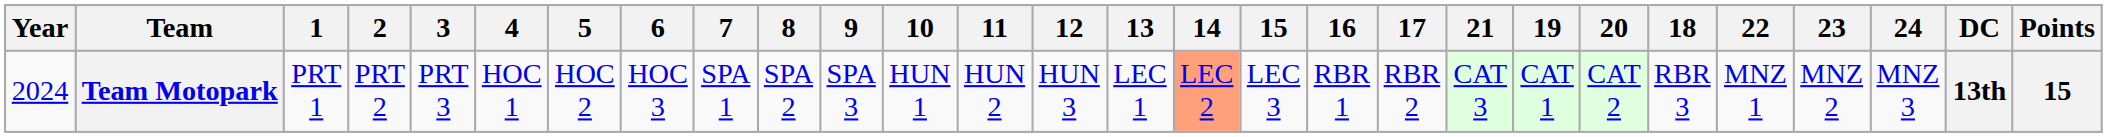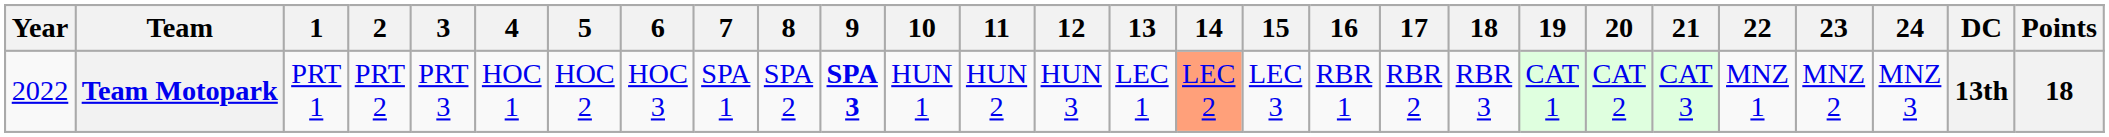columns swapped: (1682, 27) <-> (1480, 27)
(40, 90) 2024 -> (40, 90) 2022
(851, 90) normal -> (852, 90) bold
(2057, 90) 15 -> (2059, 90) 18
